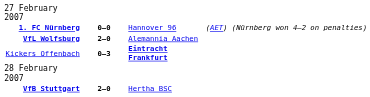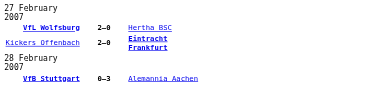- row: (49, 28)
(163, 38) Alemannia Aachen -> (150, 28) Hertha BSC
(104, 53) 0–3 -> (104, 43) 2–0
(104, 89) 2–0 -> (104, 78) 0–3
(150, 89) Hertha BSC -> (163, 78) Alemannia Aachen
